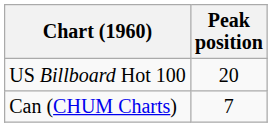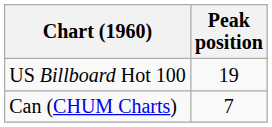(229, 74) 20 -> (229, 74) 19
